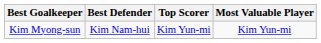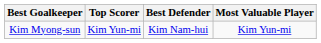columns swapped: (120, 13) <-> (184, 13)
